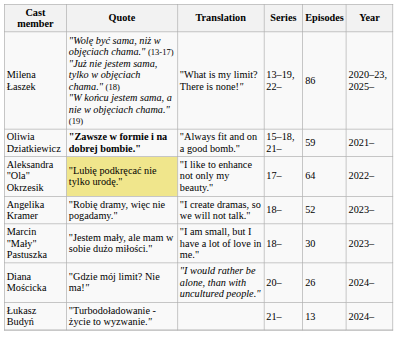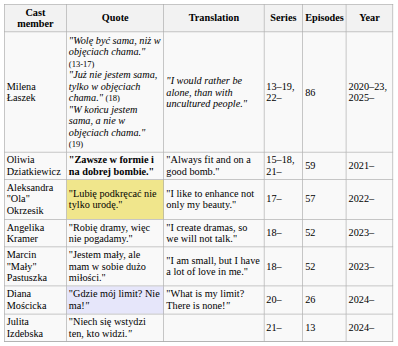(219, 80) "What is my limit? There is none!" -> (207, 92) "I would rather be alone, than with uncultured people."
(310, 176) 64 -> (310, 199) 57
(310, 243) 30 -> (310, 266) 52
(114, 282) no background -> (114, 300) lavender background
(220, 282) "I would rather be alone, than with uncultured people." -> (205, 300) "What is my limit? There is none!"
+ row: (25, 327)
- row: (21, 316)
